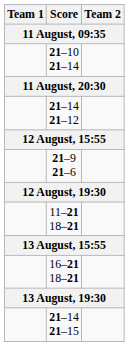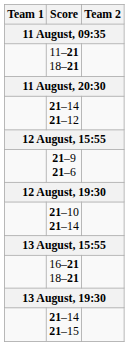rows swapped: (64, 219) <-> (64, 60)
